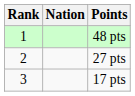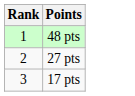- column: (65, 15)
